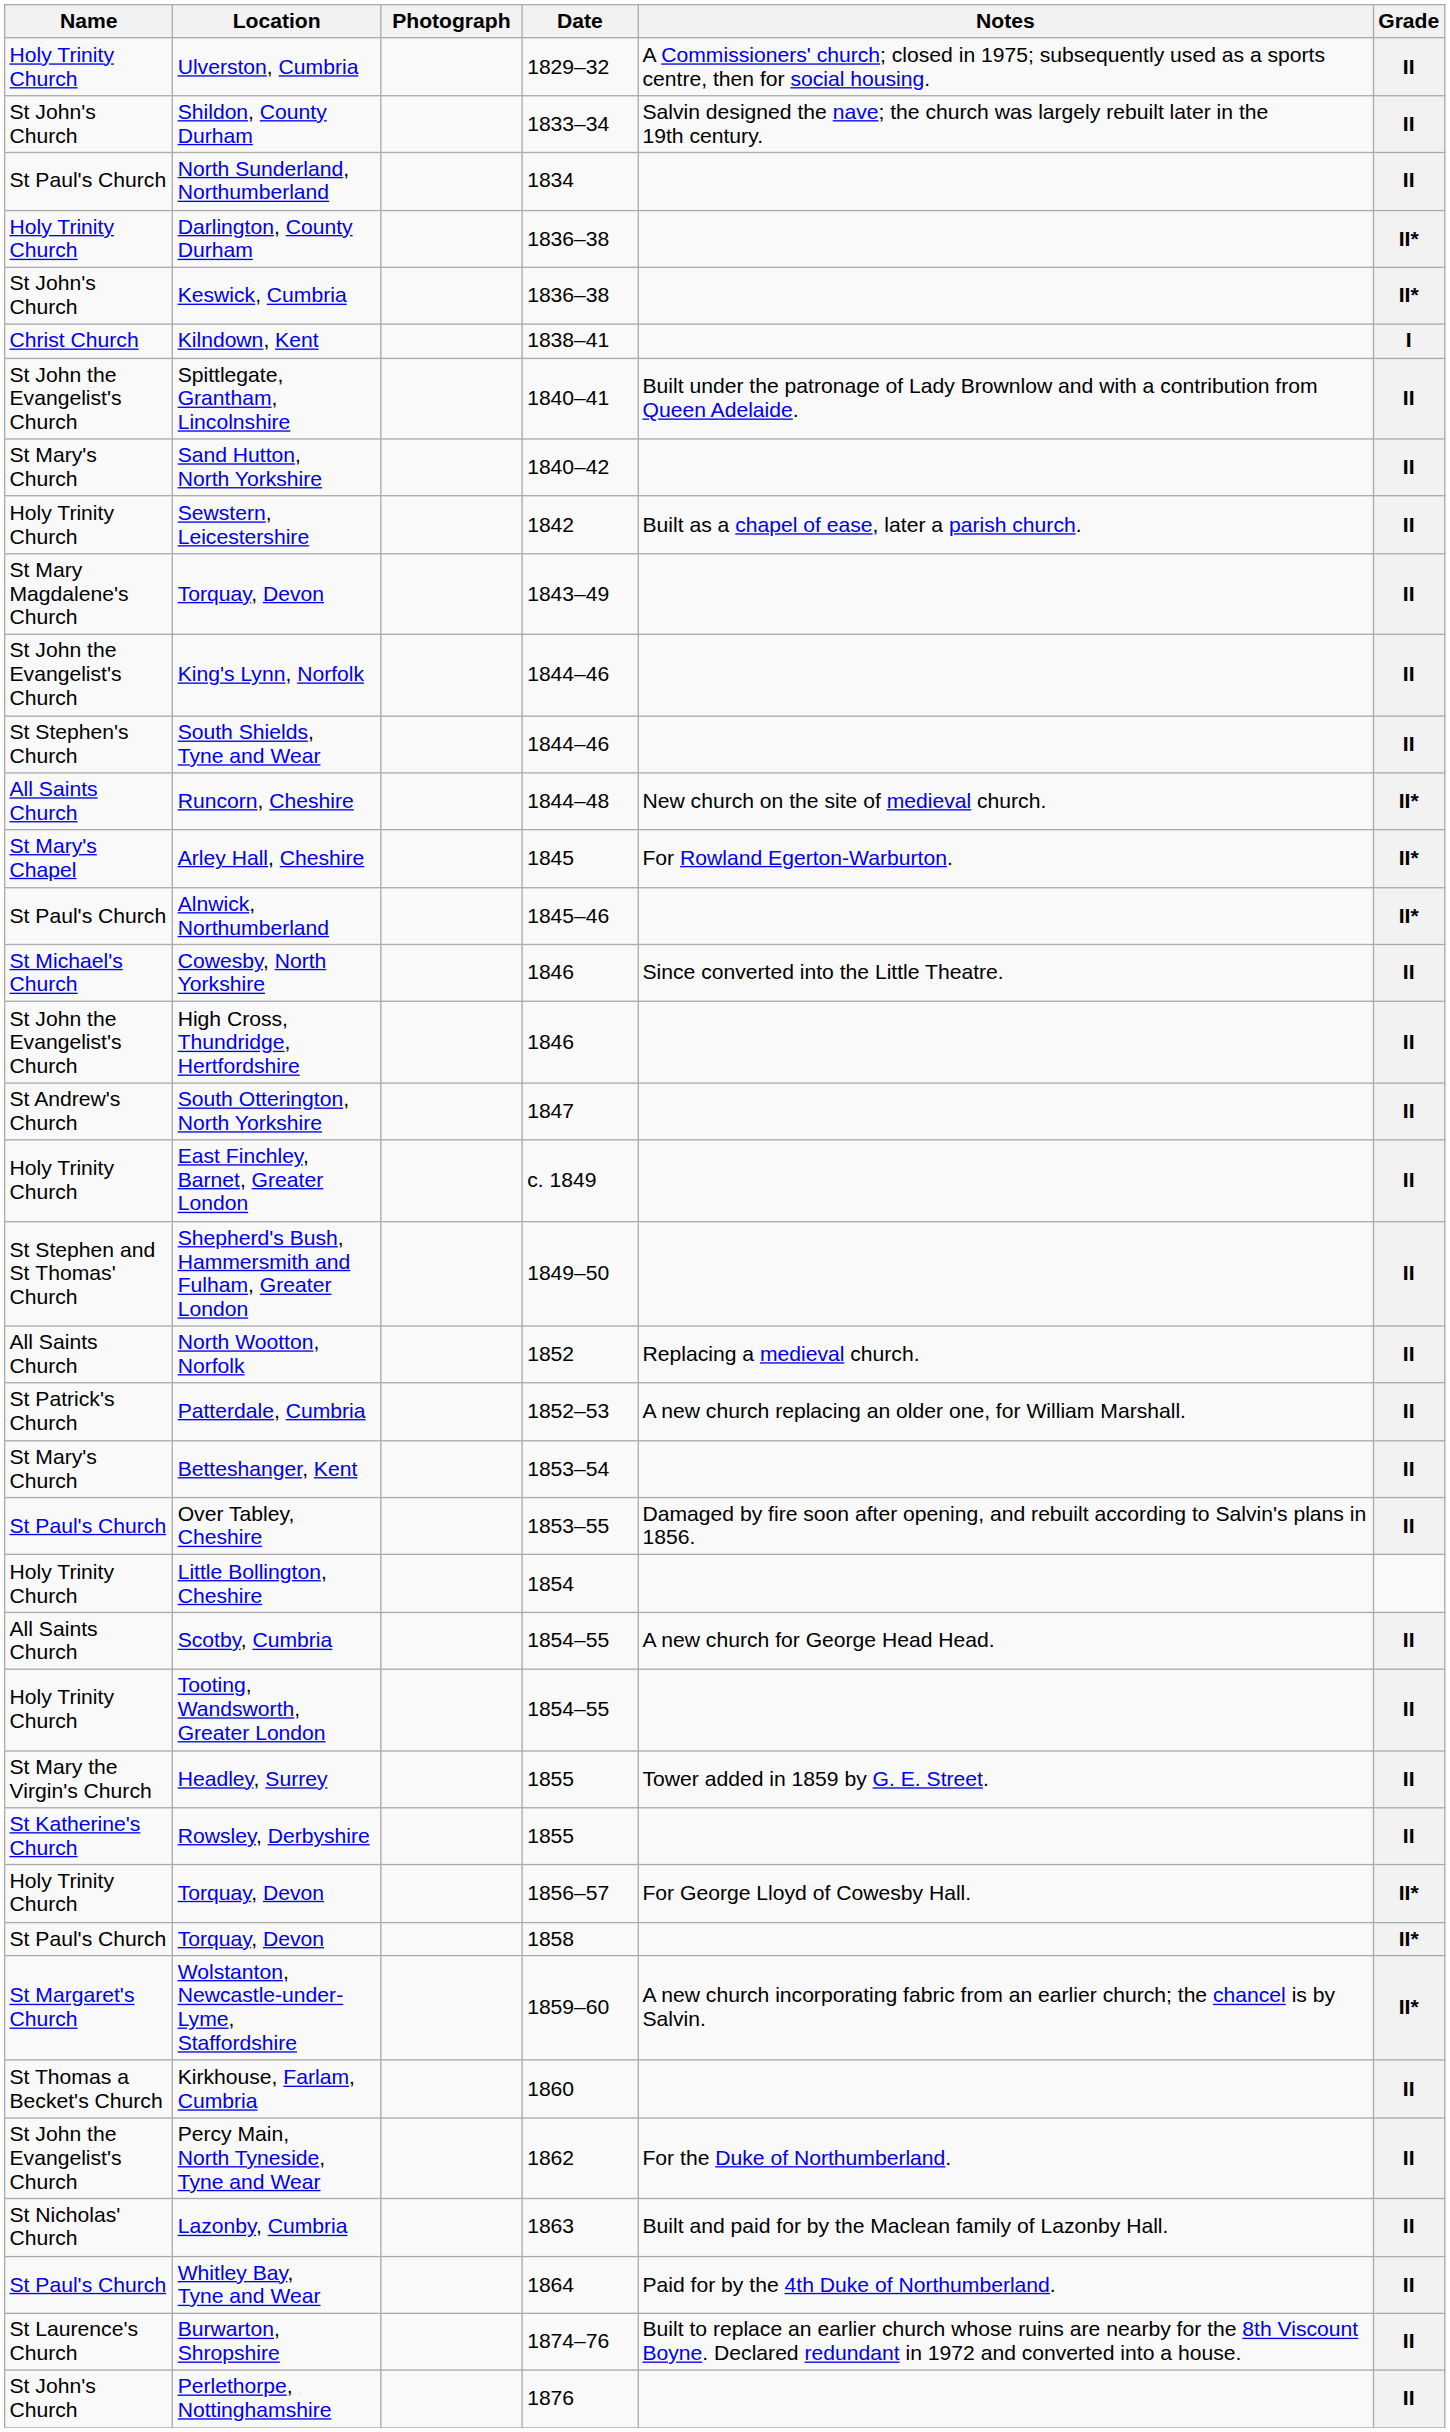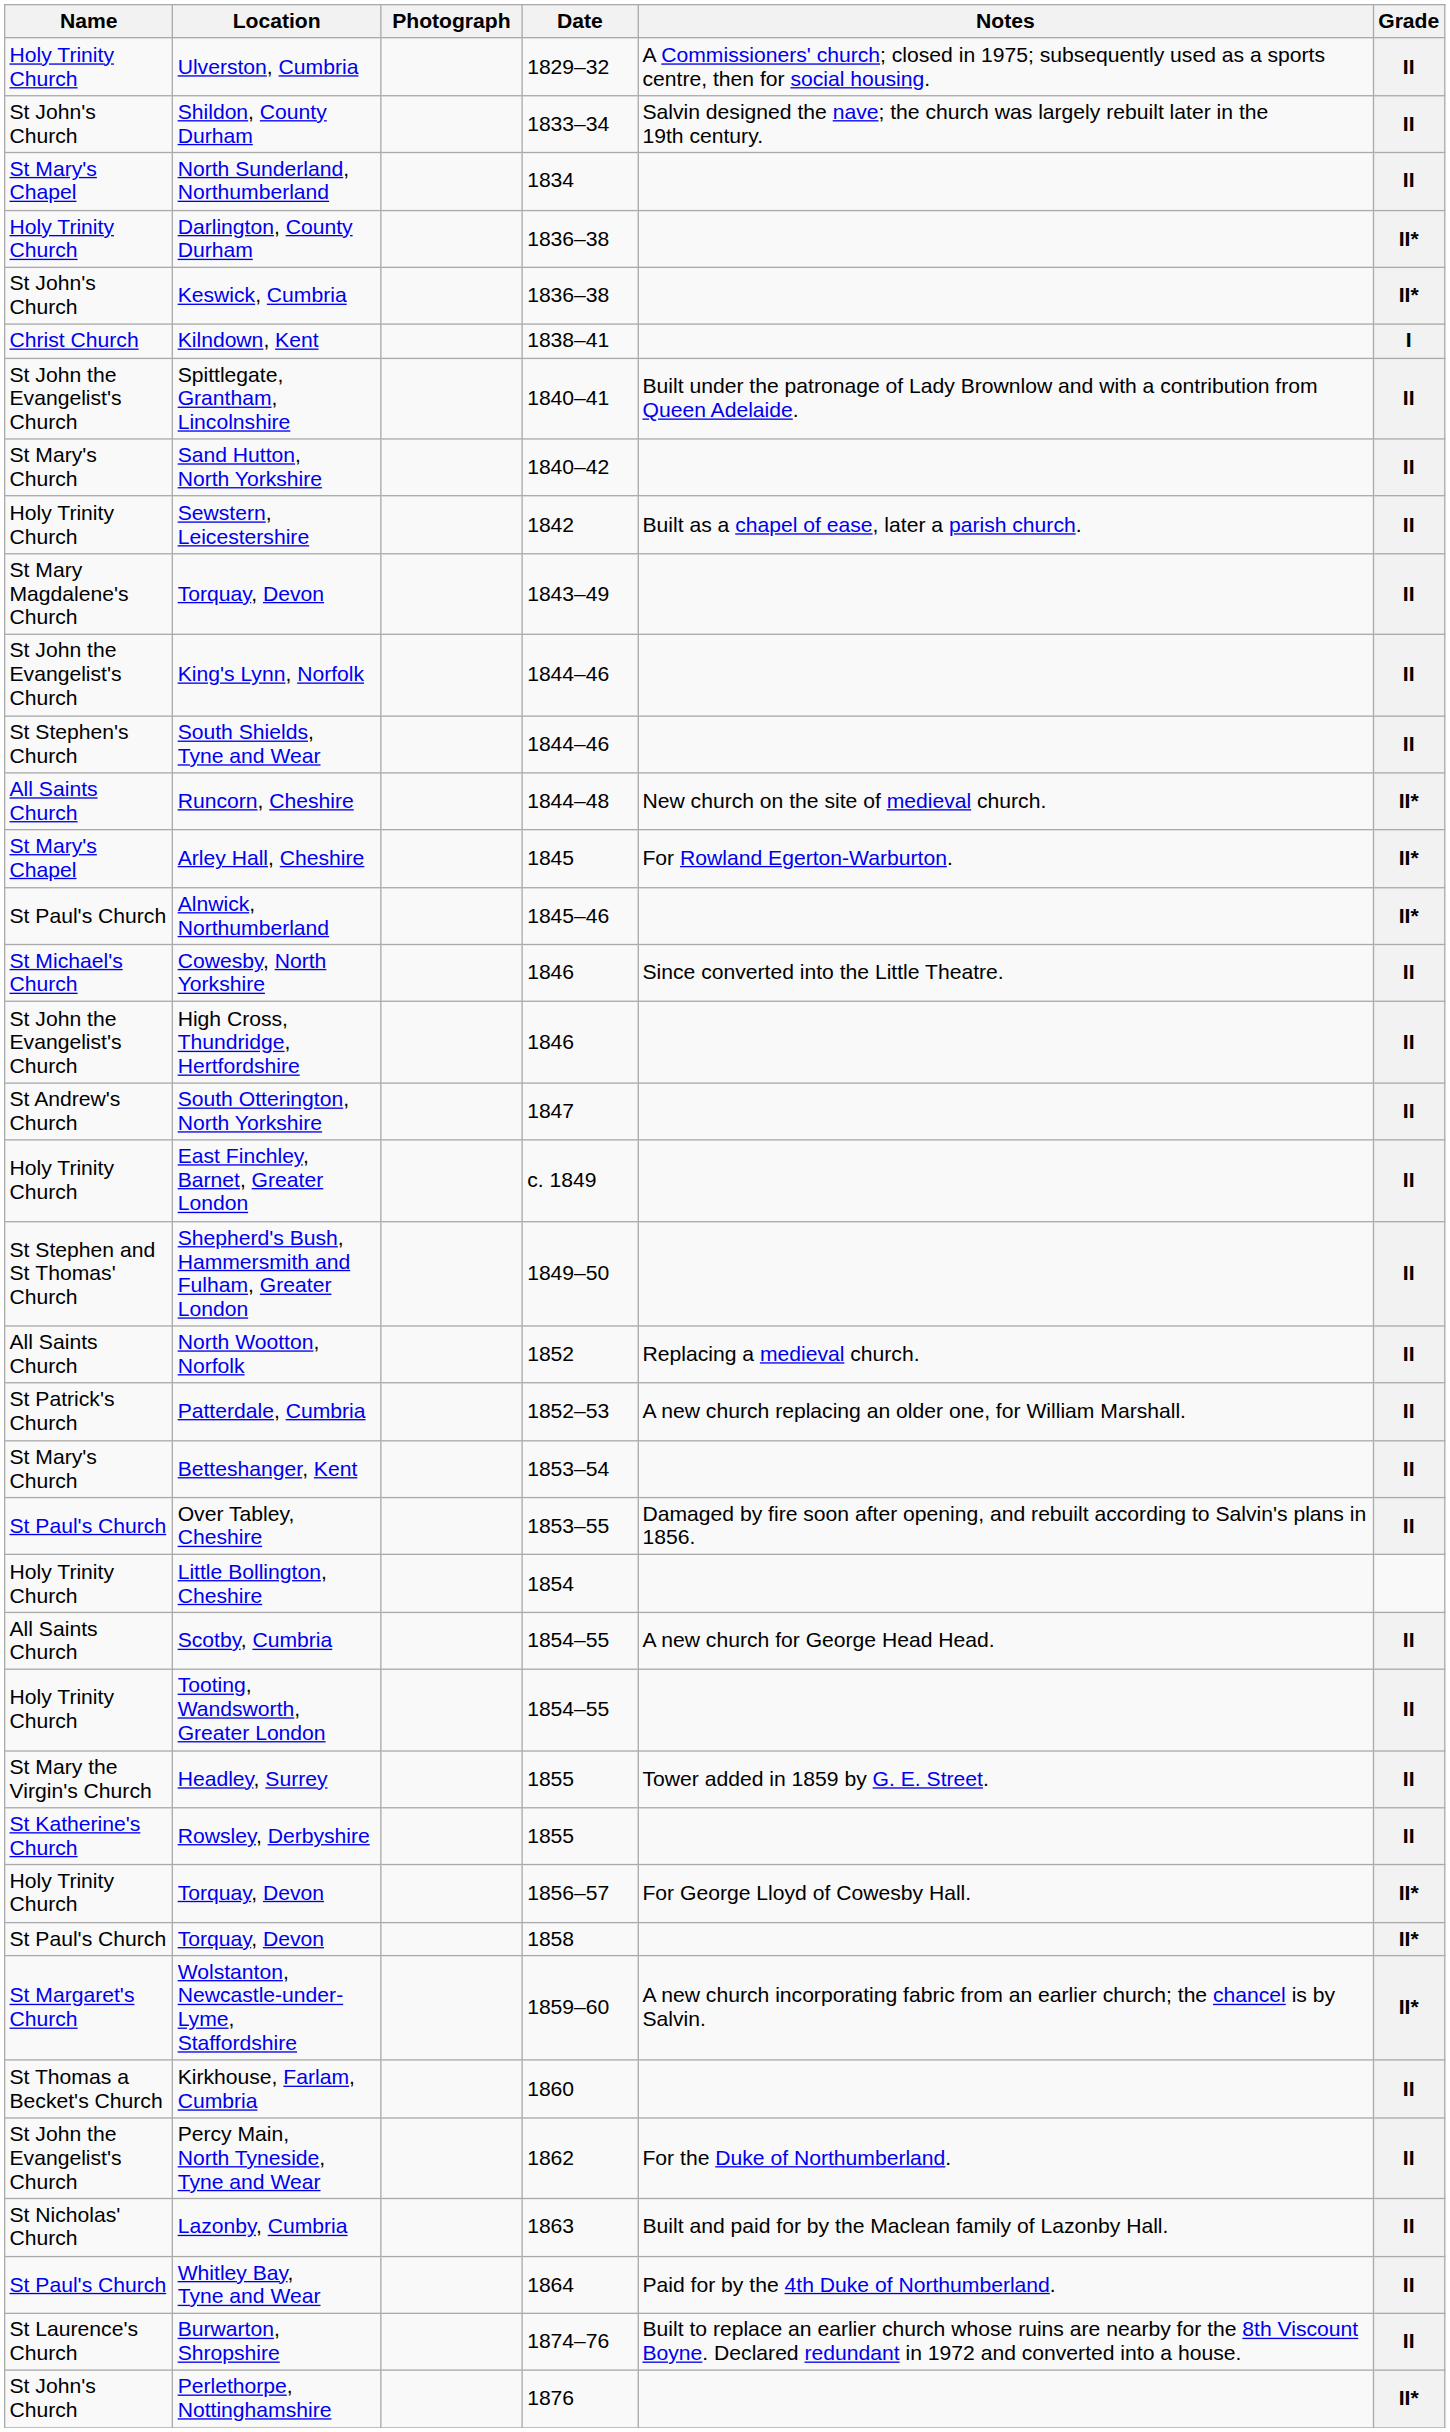(88, 181) St Paul's Church -> (53, 181) St Mary's Chapel
(1409, 2398) II -> (1409, 2398) II*
